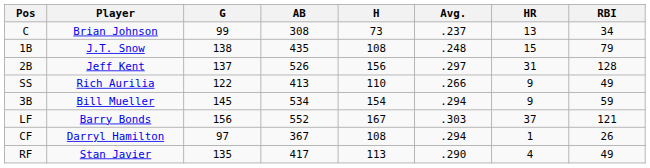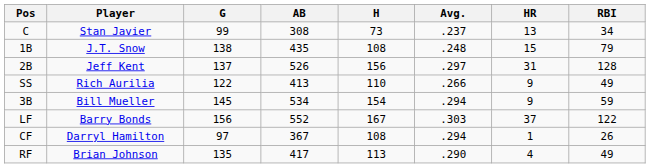(116, 31) Brian Johnson -> (116, 31) Stan Javier
(607, 119) 121 -> (607, 119) 122
(116, 154) Stan Javier -> (116, 154) Brian Johnson
